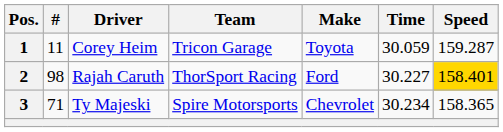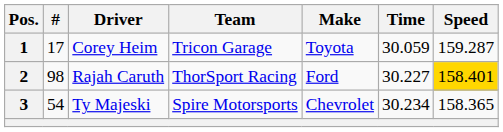(55, 47) 11 -> (56, 47) 17
(56, 104) 71 -> (56, 104) 54
